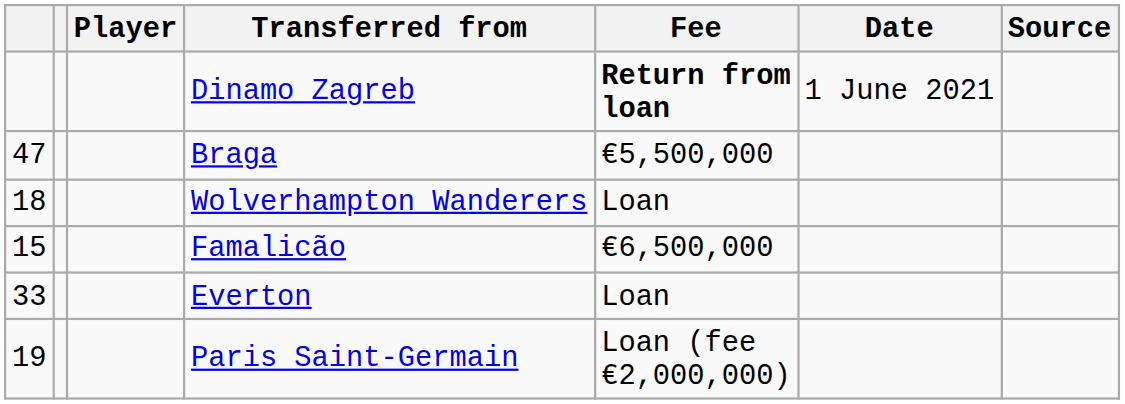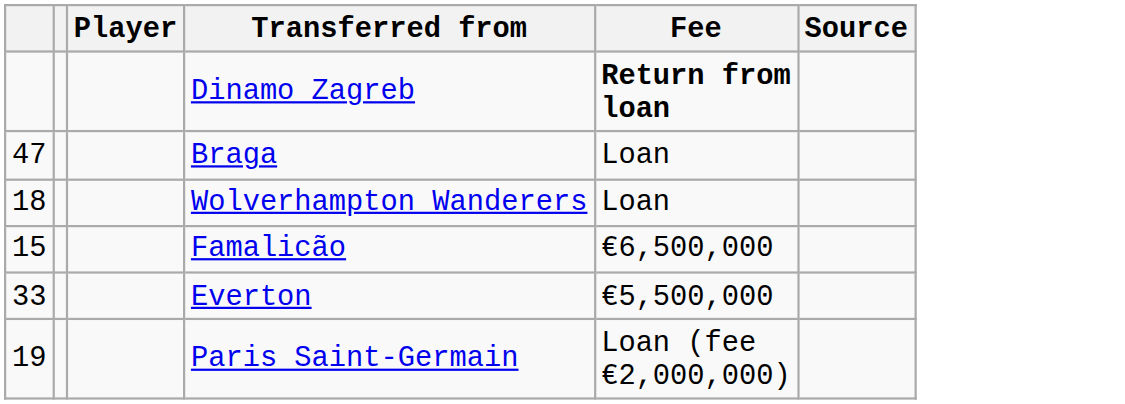- column: (899, 29)
(687, 155) €5,500,000 -> (636, 155) Loan
(636, 296) Loan -> (687, 296) €5,500,000
